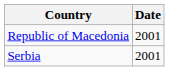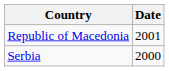(148, 55) 2001 -> (148, 55) 2000
